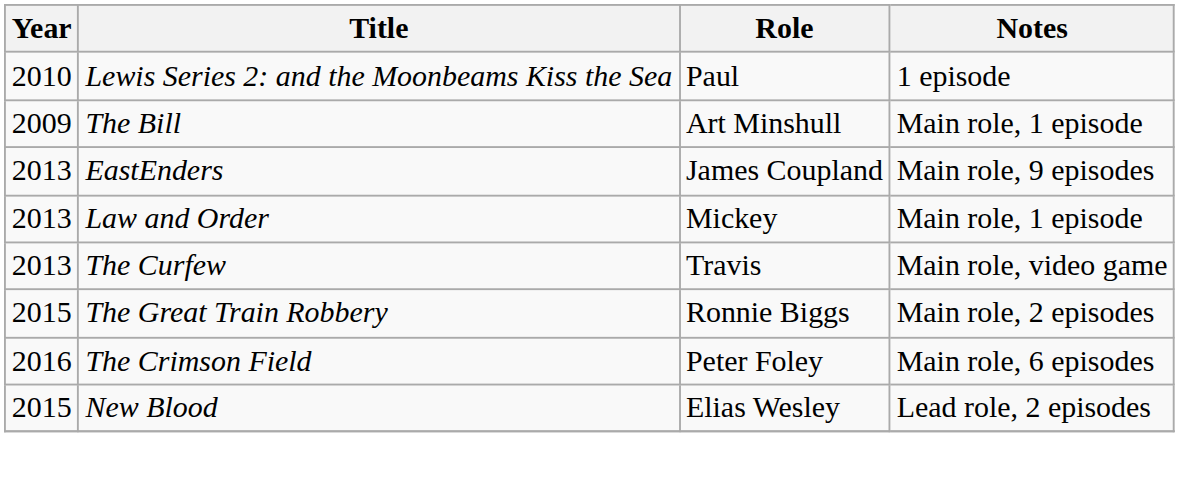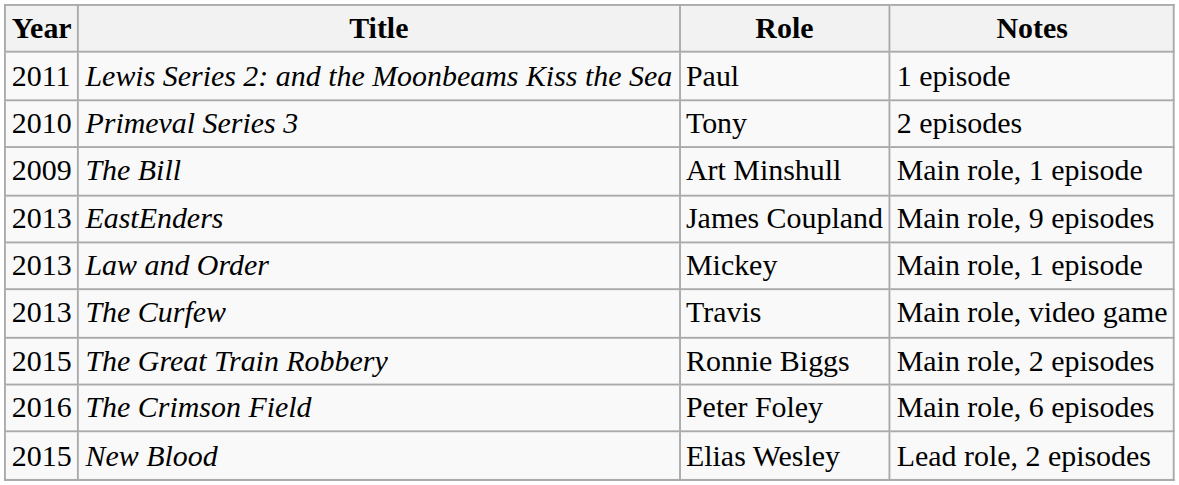(42, 75) 2010 -> (41, 75) 2011
+ row: (192, 123)
